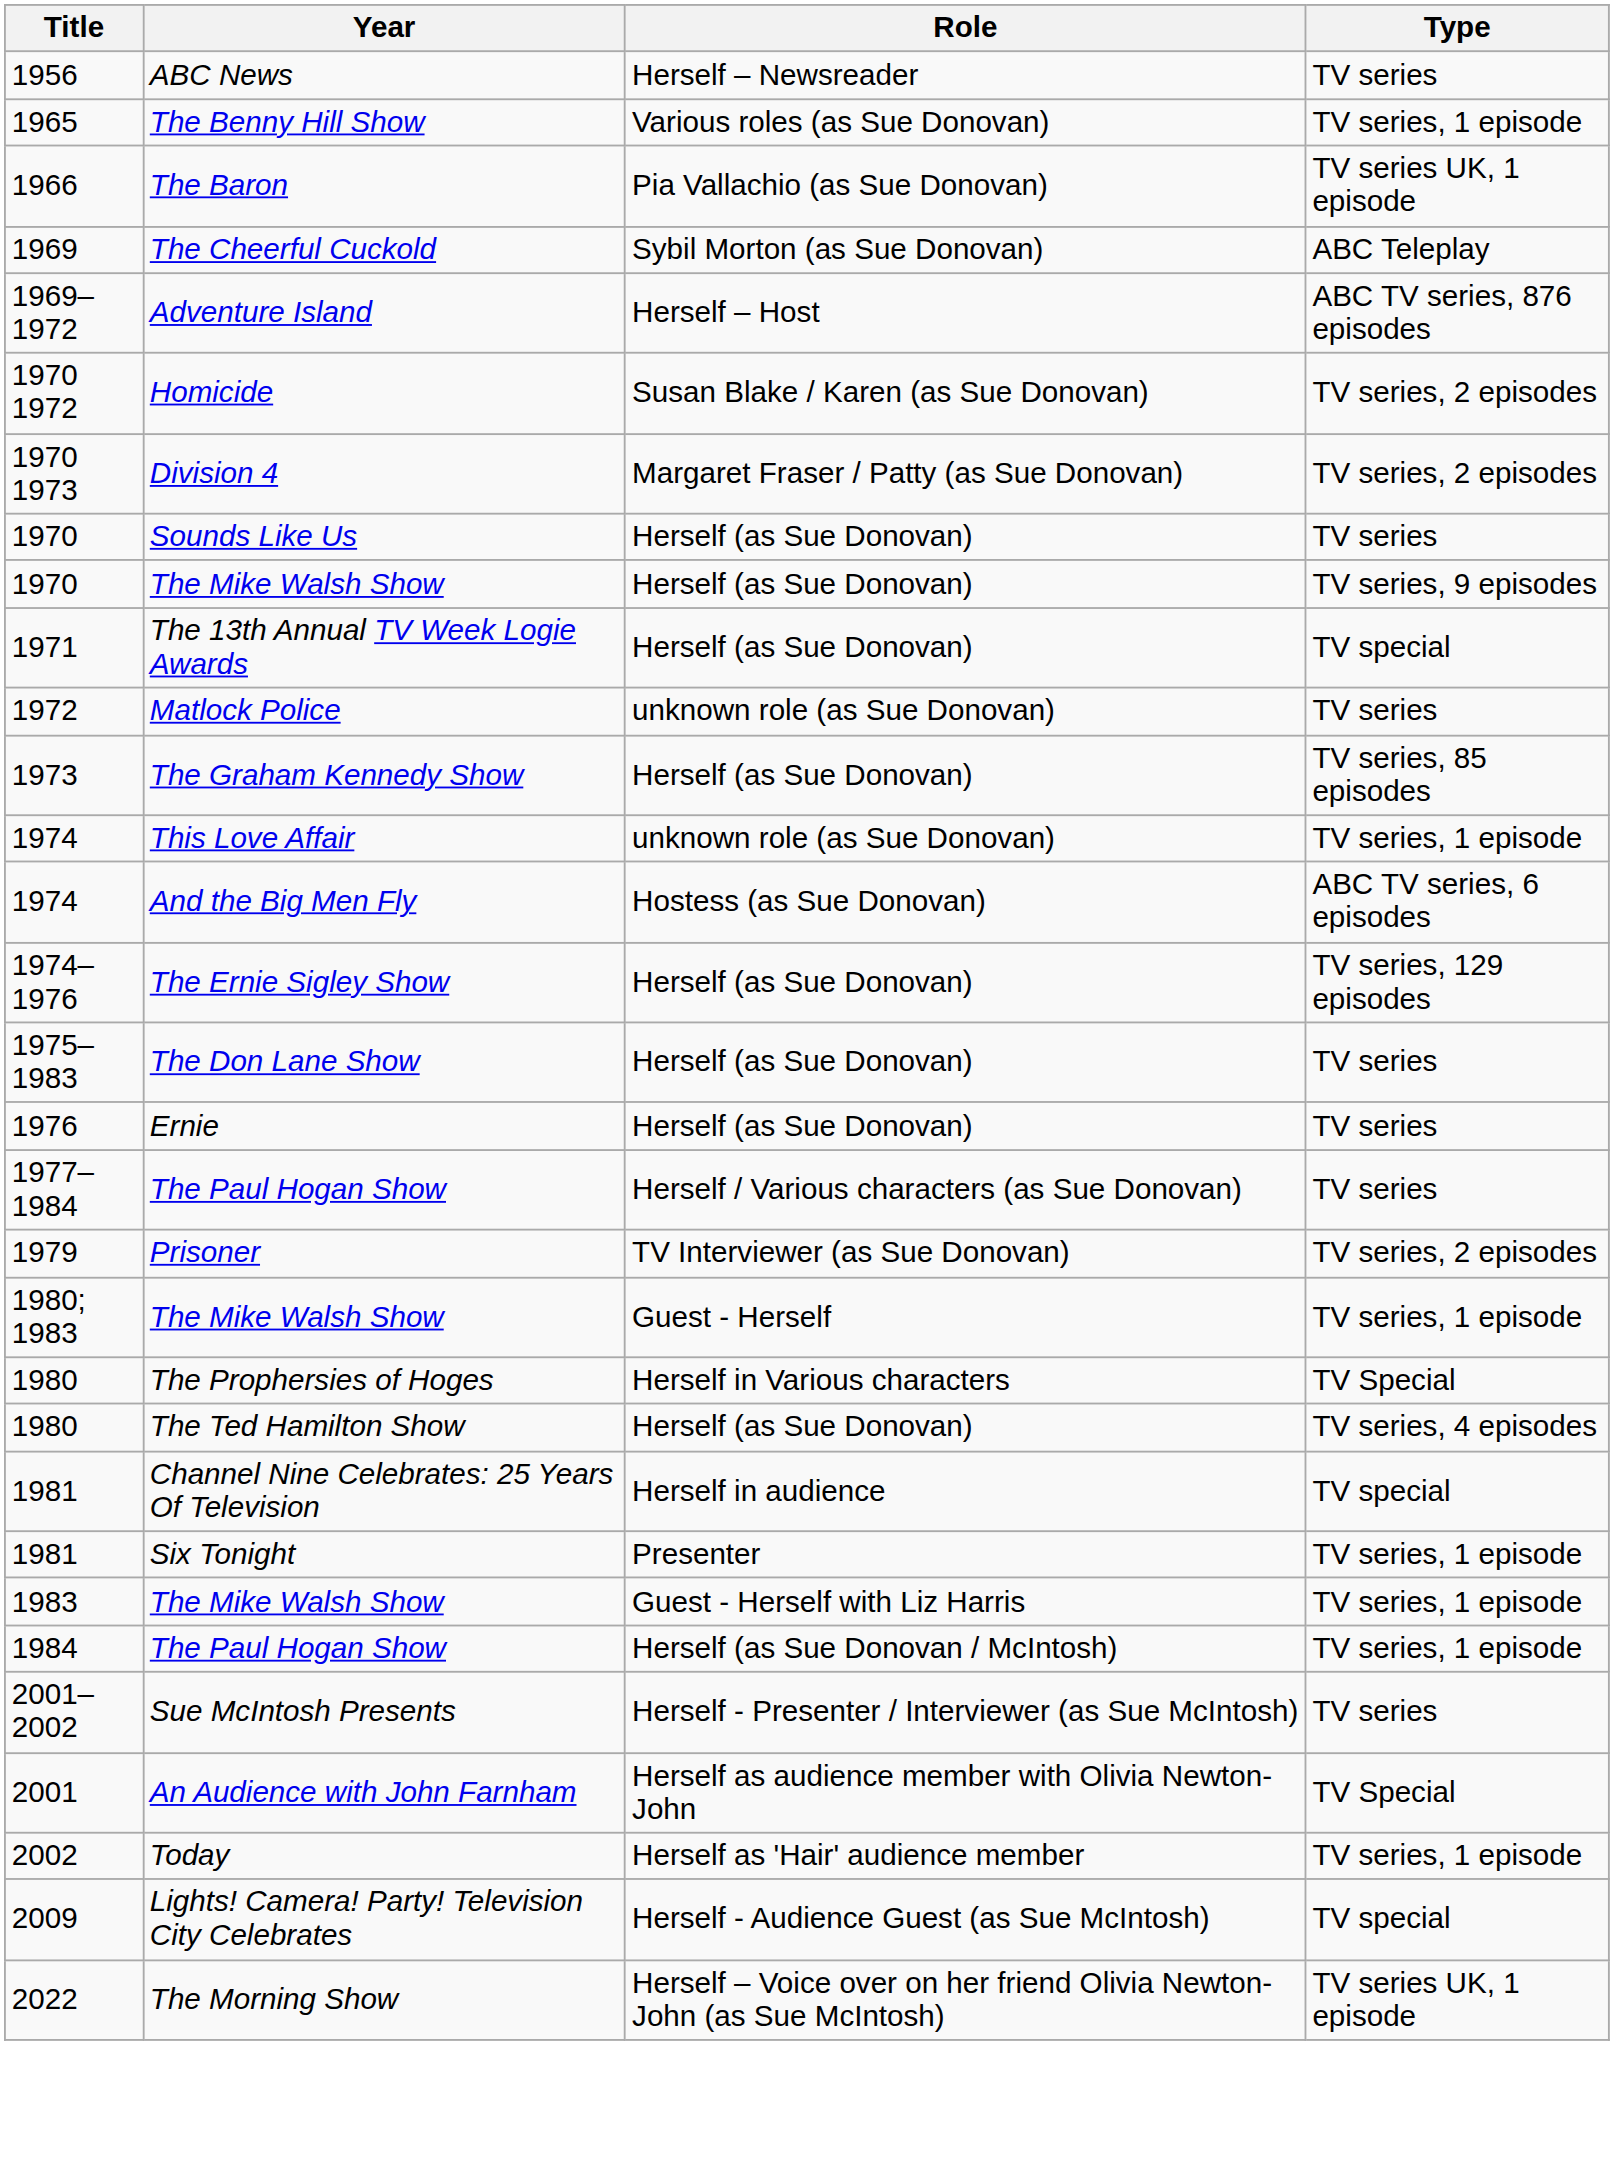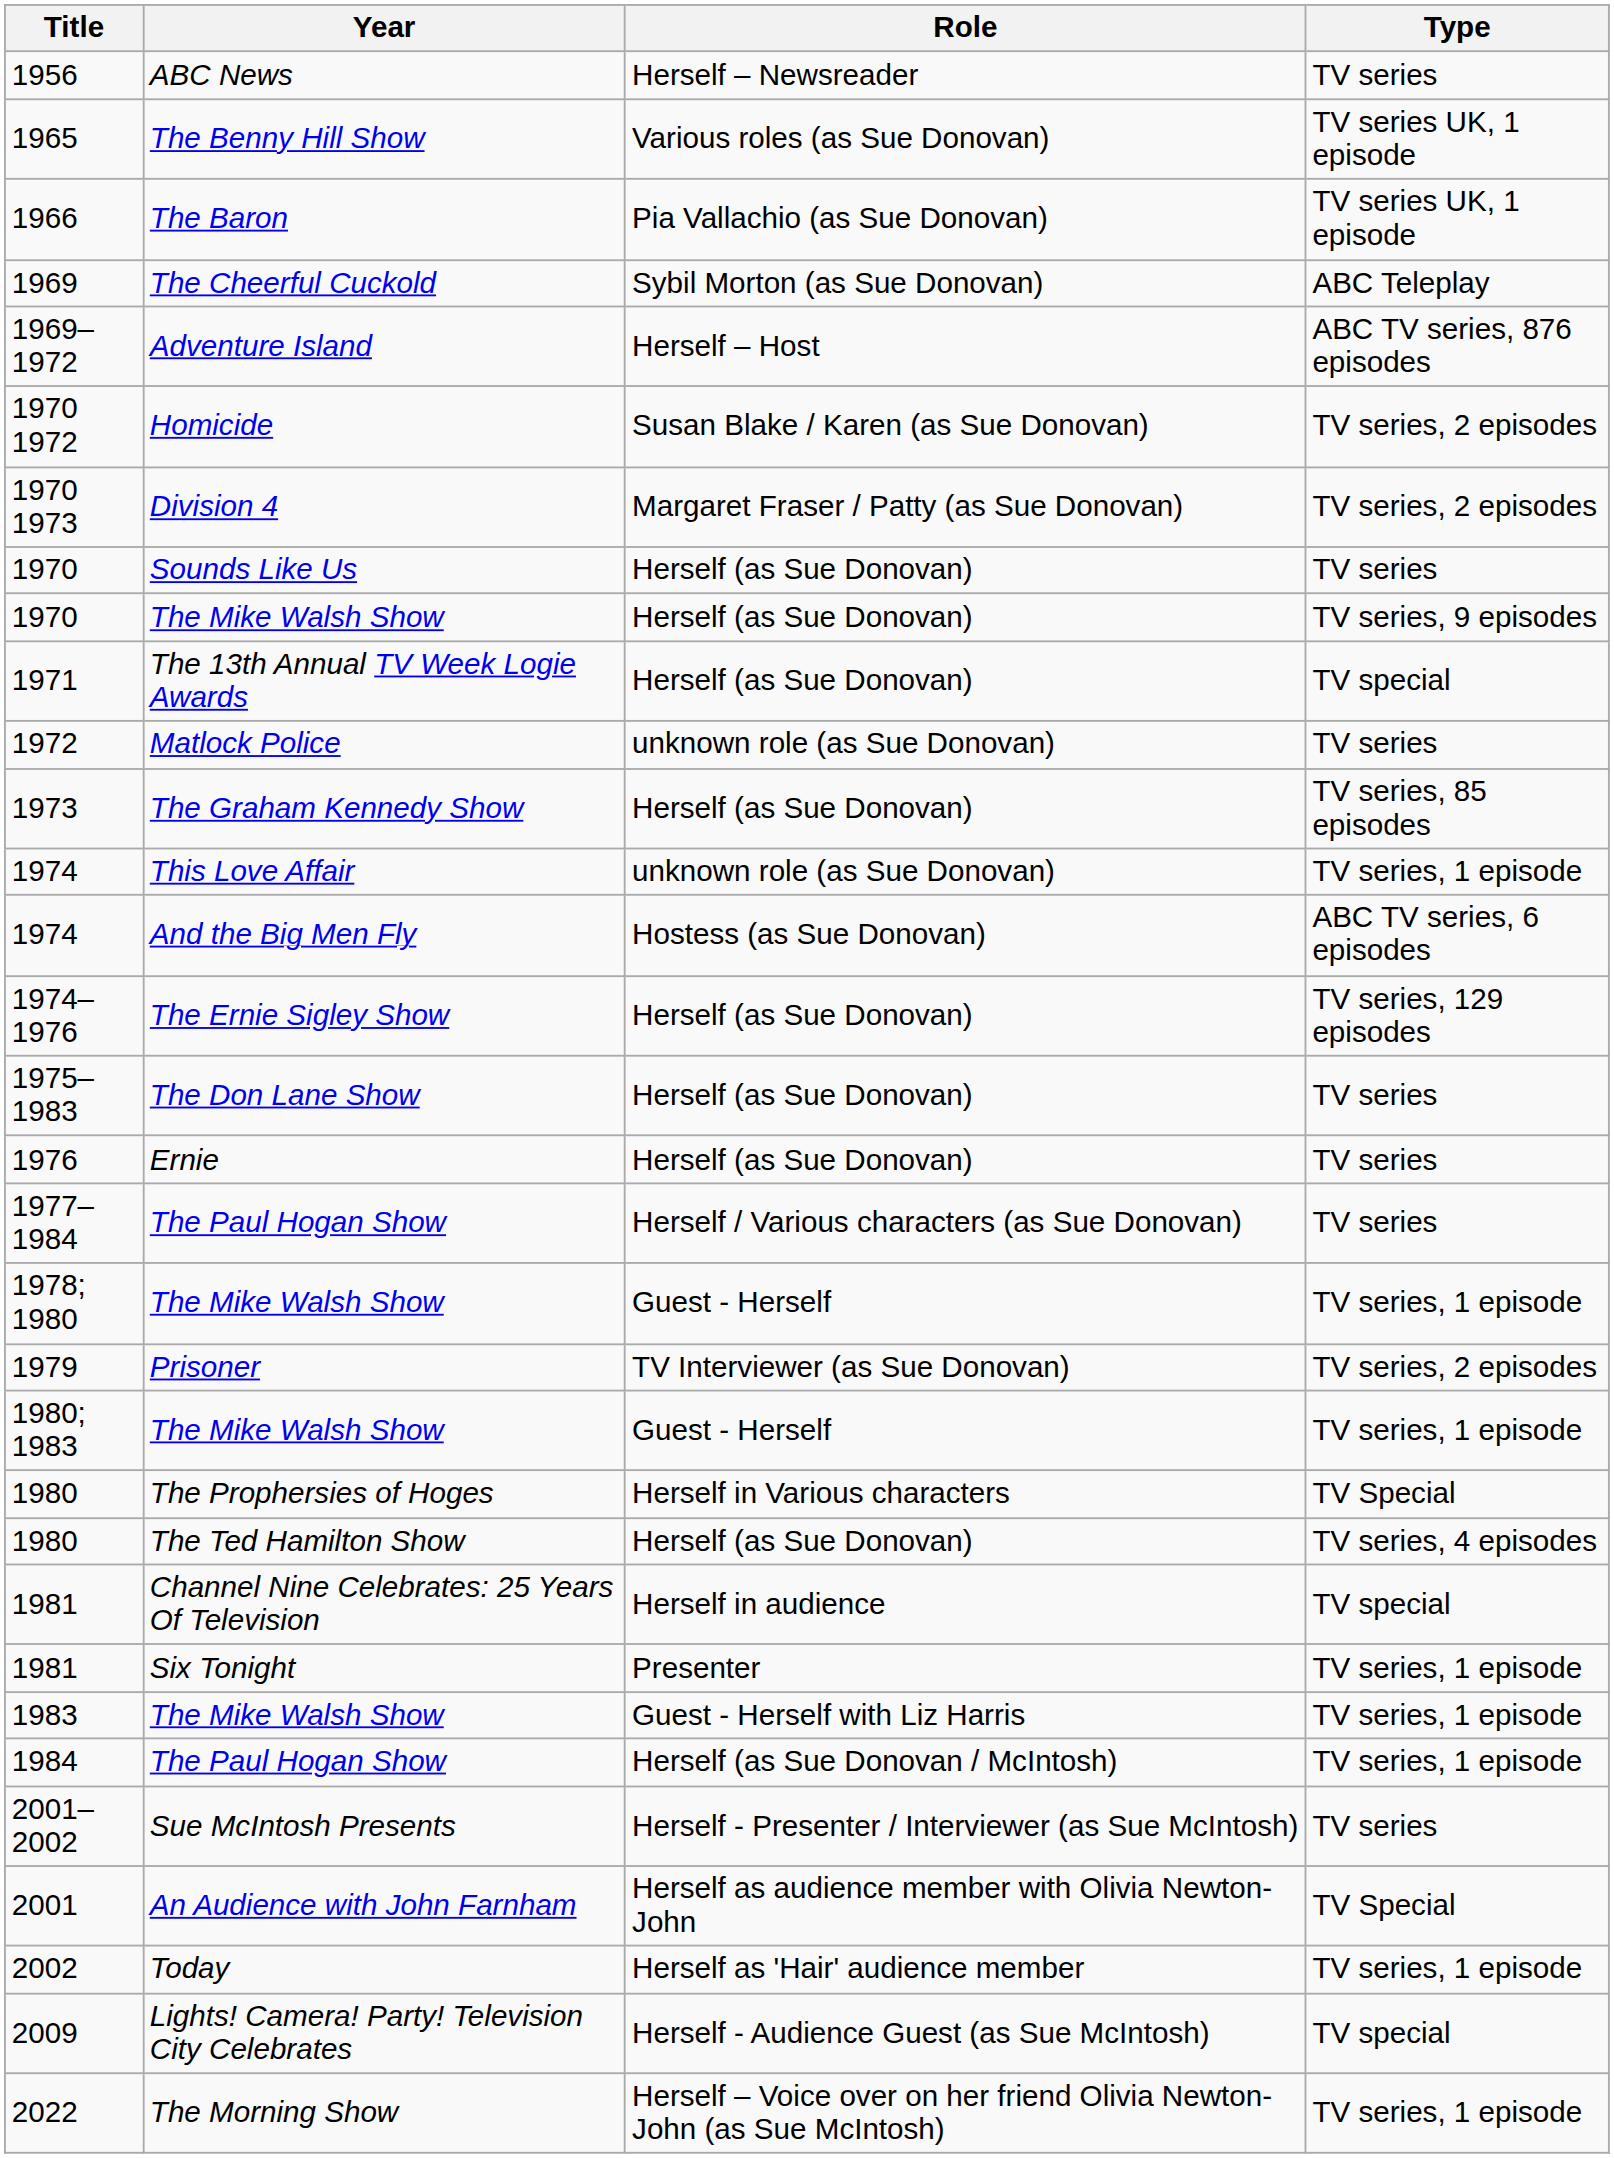(1447, 121) TV series, 1 episode -> (1416, 138) TV series UK, 1 episode
+ row: (49, 1302)
(1416, 1999) TV series UK, 1 episode -> (1447, 2112) TV series, 1 episode
